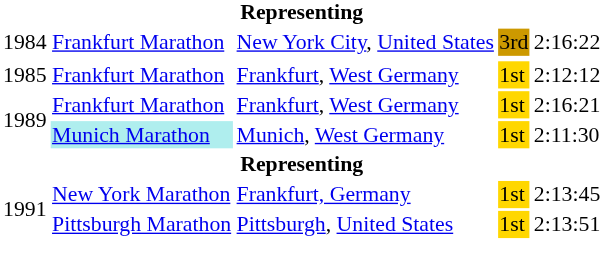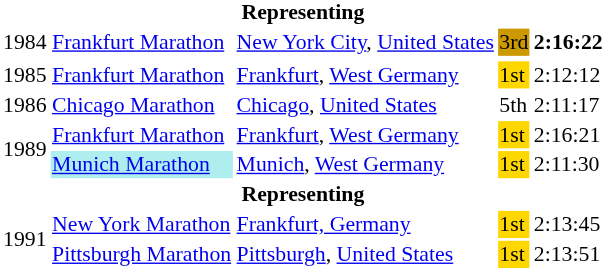(567, 42) normal -> (568, 42) bold
+ row: (25, 104)
